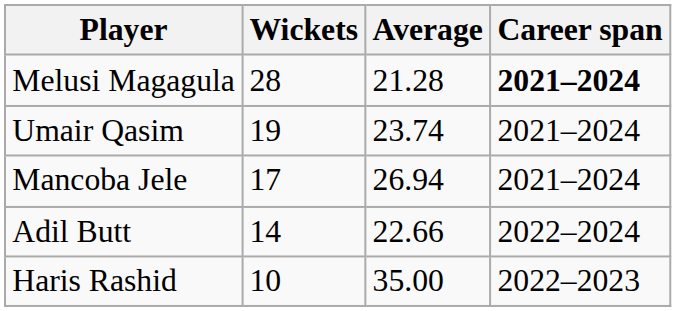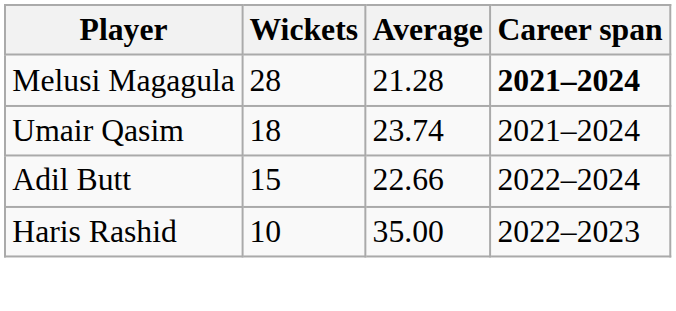(265, 130) 19 -> (265, 130) 18
- row: (100, 180)
(265, 230) 14 -> (265, 180) 15
